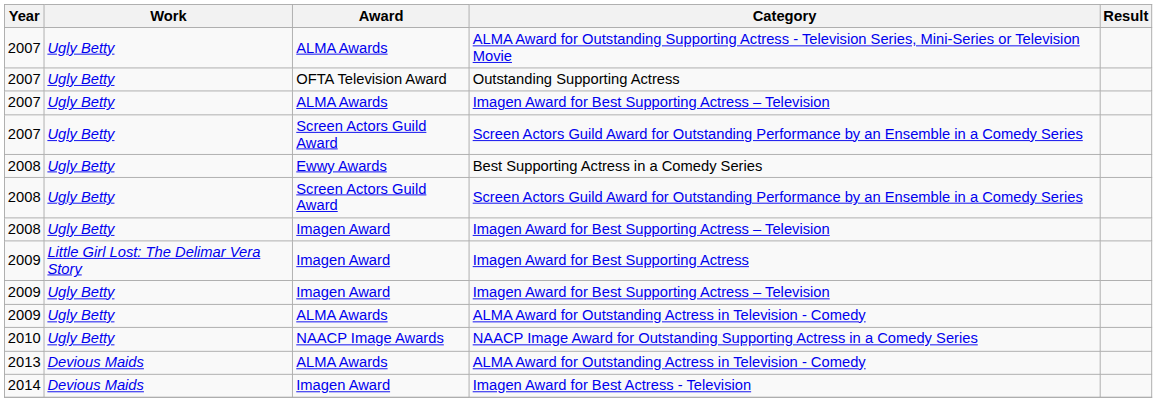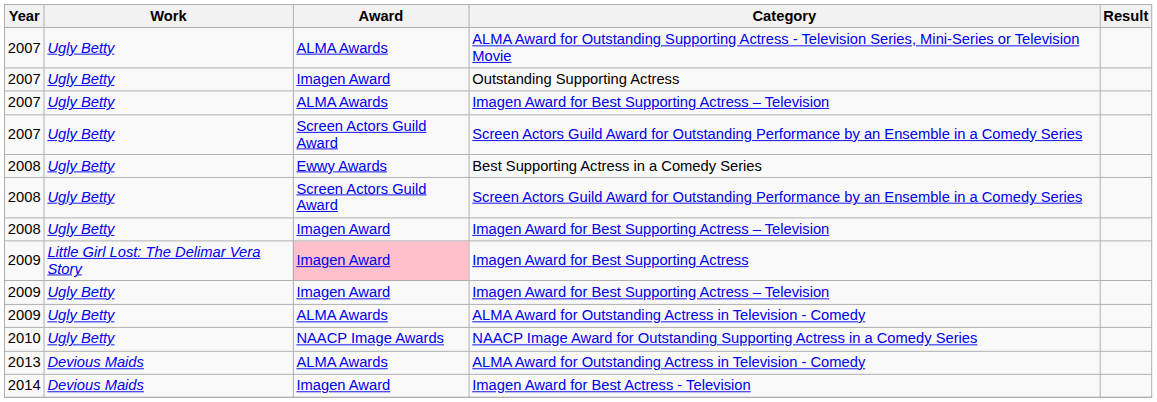(372, 79) OFTA Television Award -> (343, 79) Imagen Award
(343, 260) no background -> (343, 260) pink background
